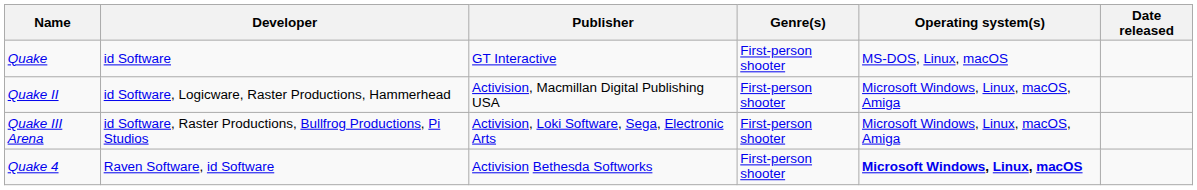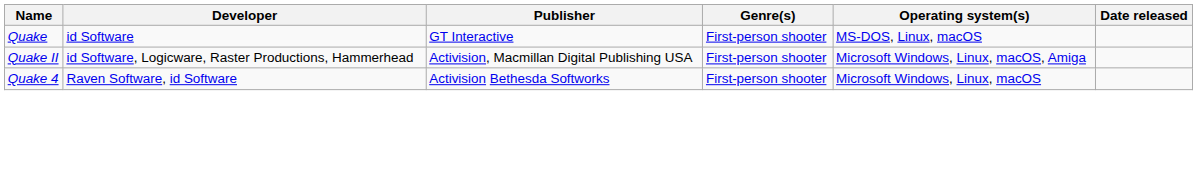- row: (35, 130)
(972, 166) bold -> (939, 78) normal
